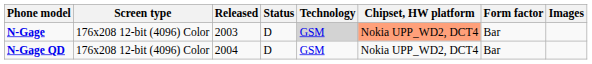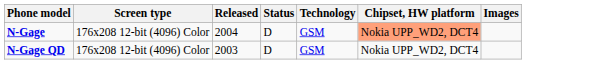- column: (514, 13)
(226, 31) 2003 -> (226, 31) 2004
(312, 31) lightgrey background -> (312, 31) no background
(226, 50) 2004 -> (226, 50) 2003
